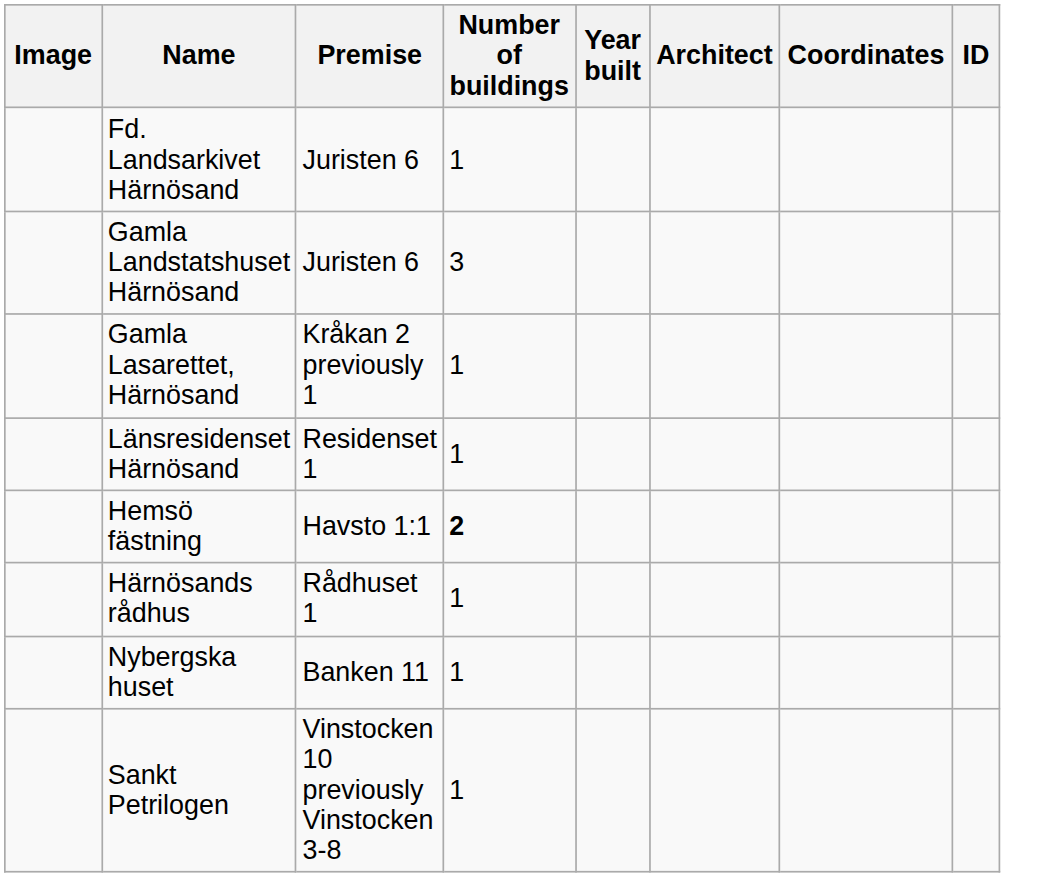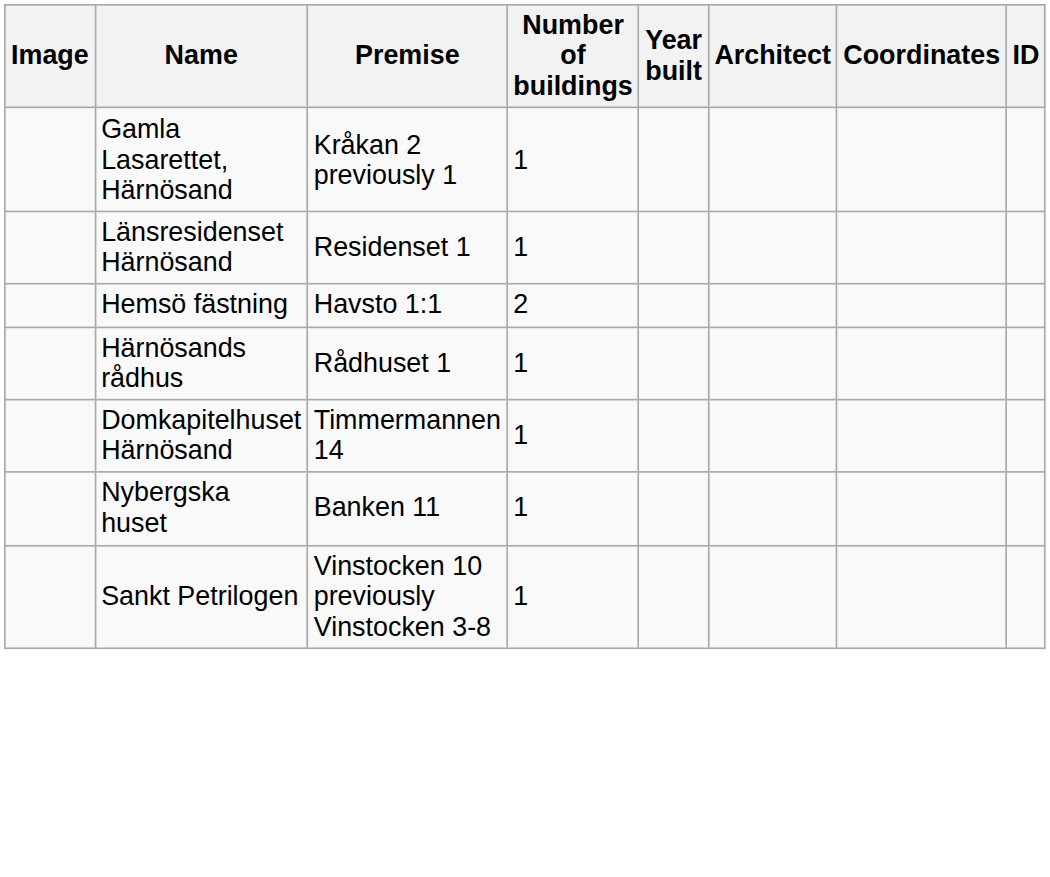- row: (184, 159)
- row: (199, 262)
(457, 526) bold -> (521, 304) normal
+ row: (201, 435)
